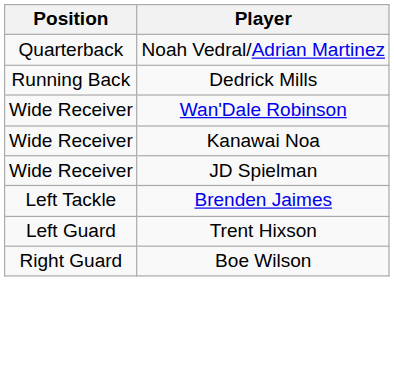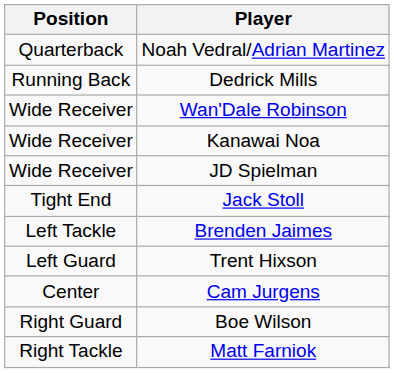+ row: (263, 200)
+ row: (263, 291)
+ row: (263, 351)
